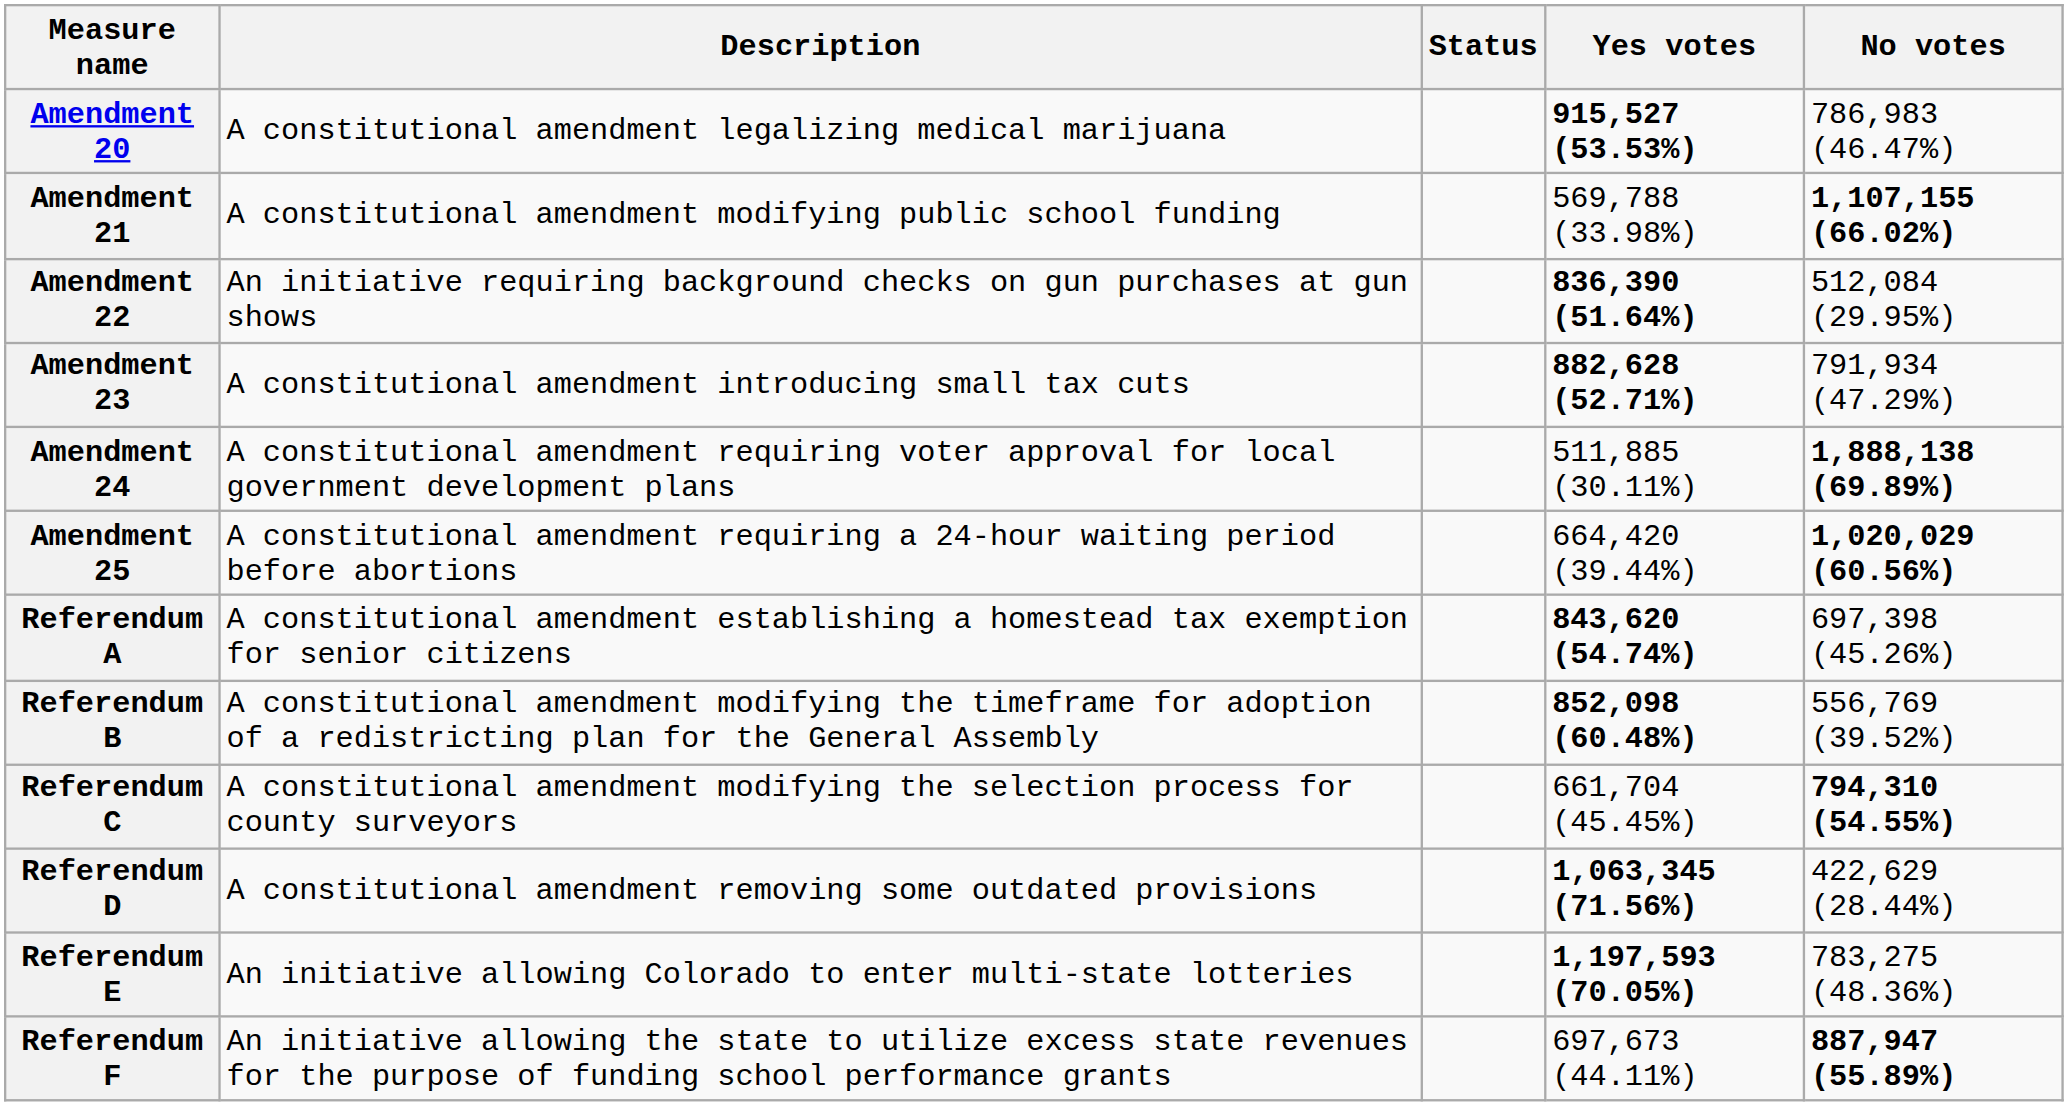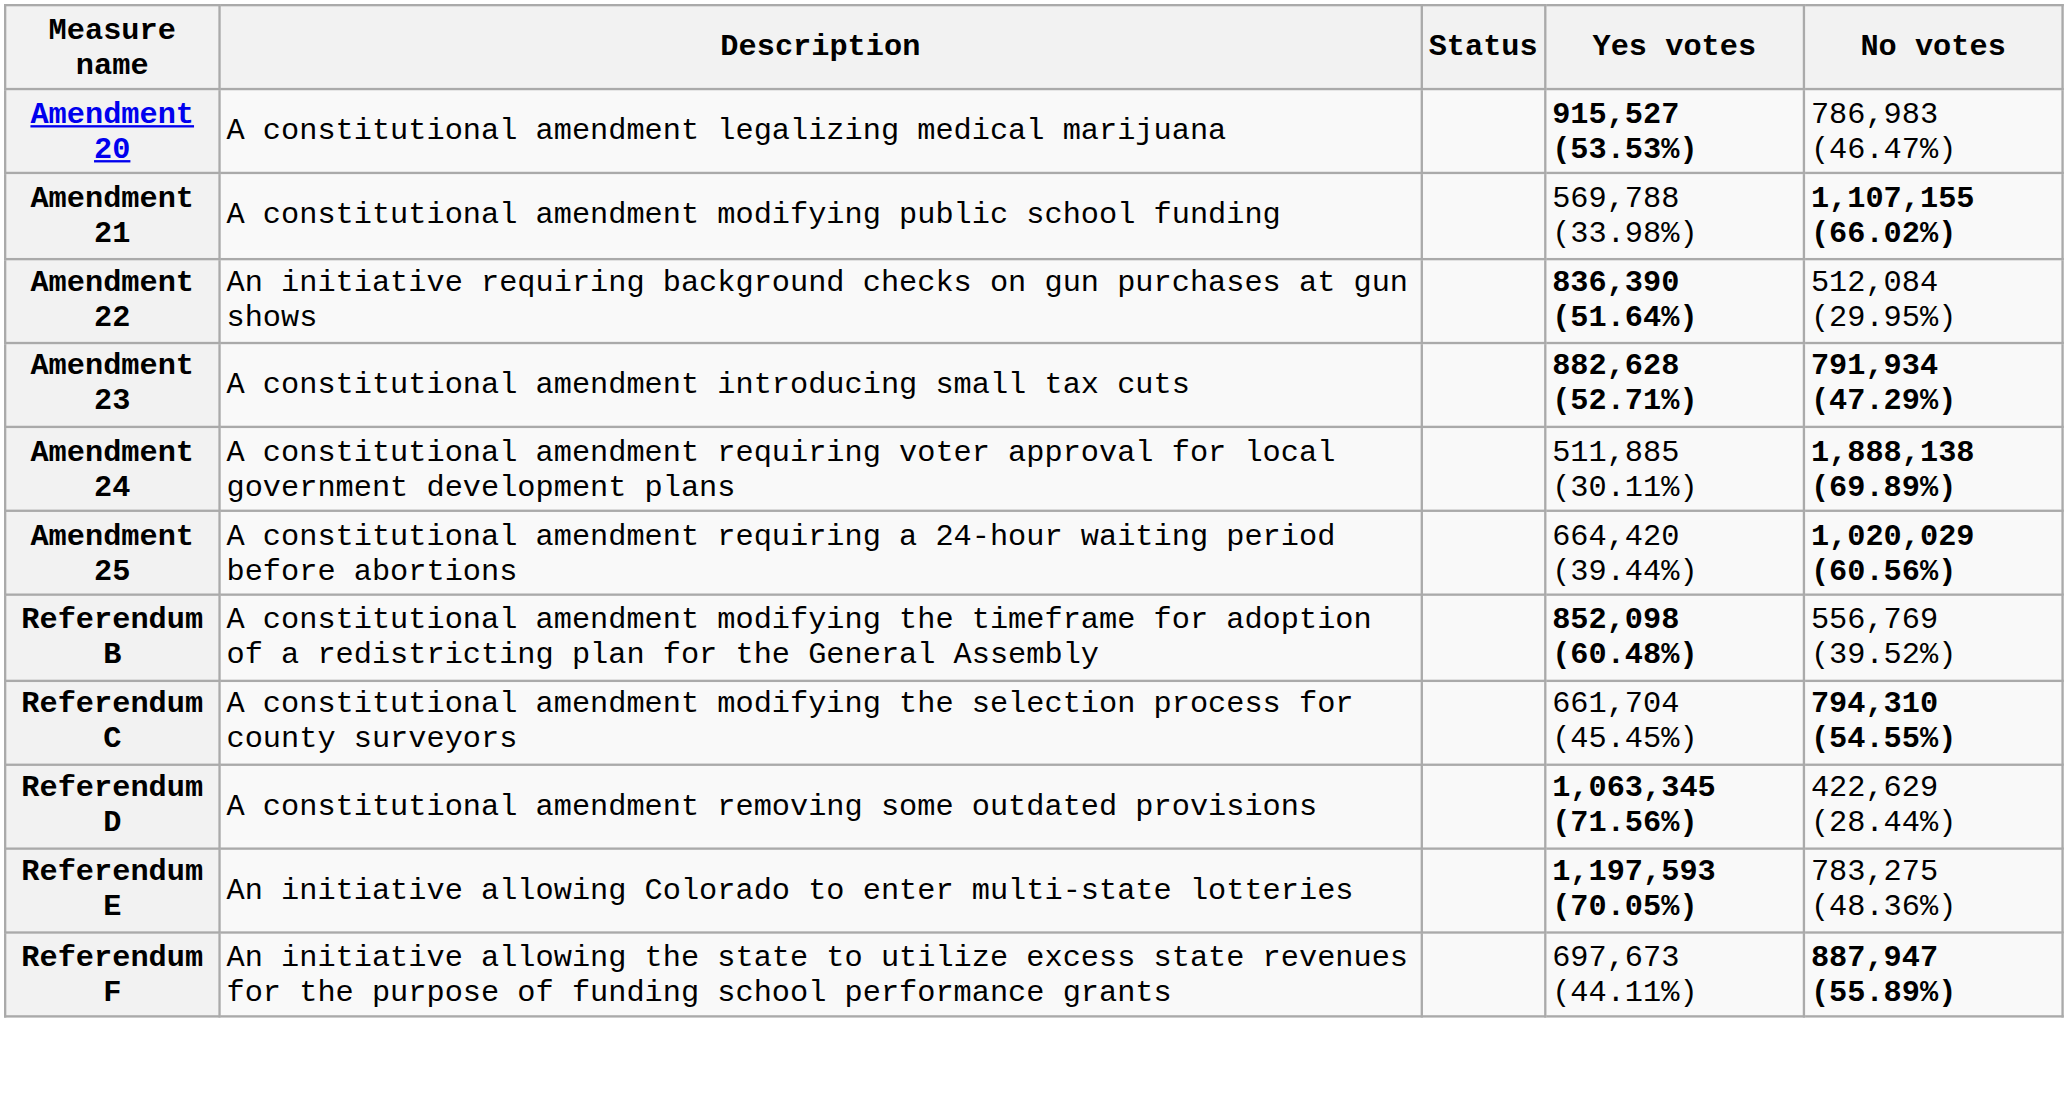(1884, 385) normal -> (1884, 385) bold
- row: (112, 638)
